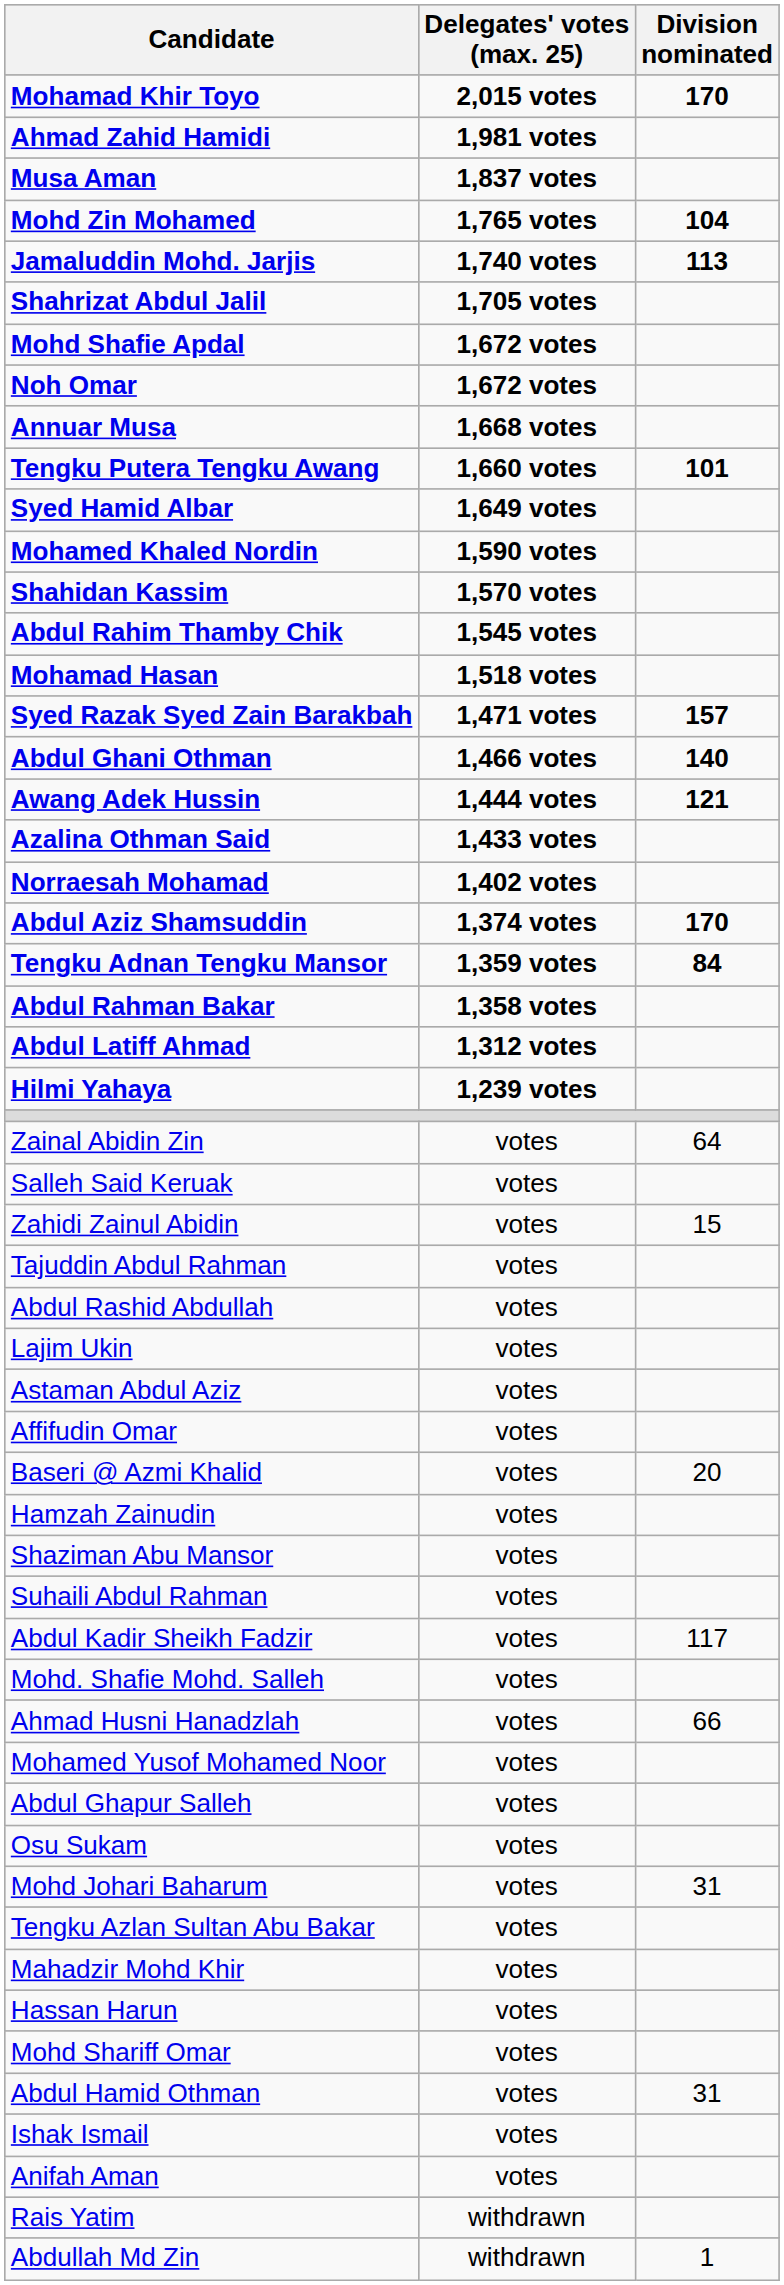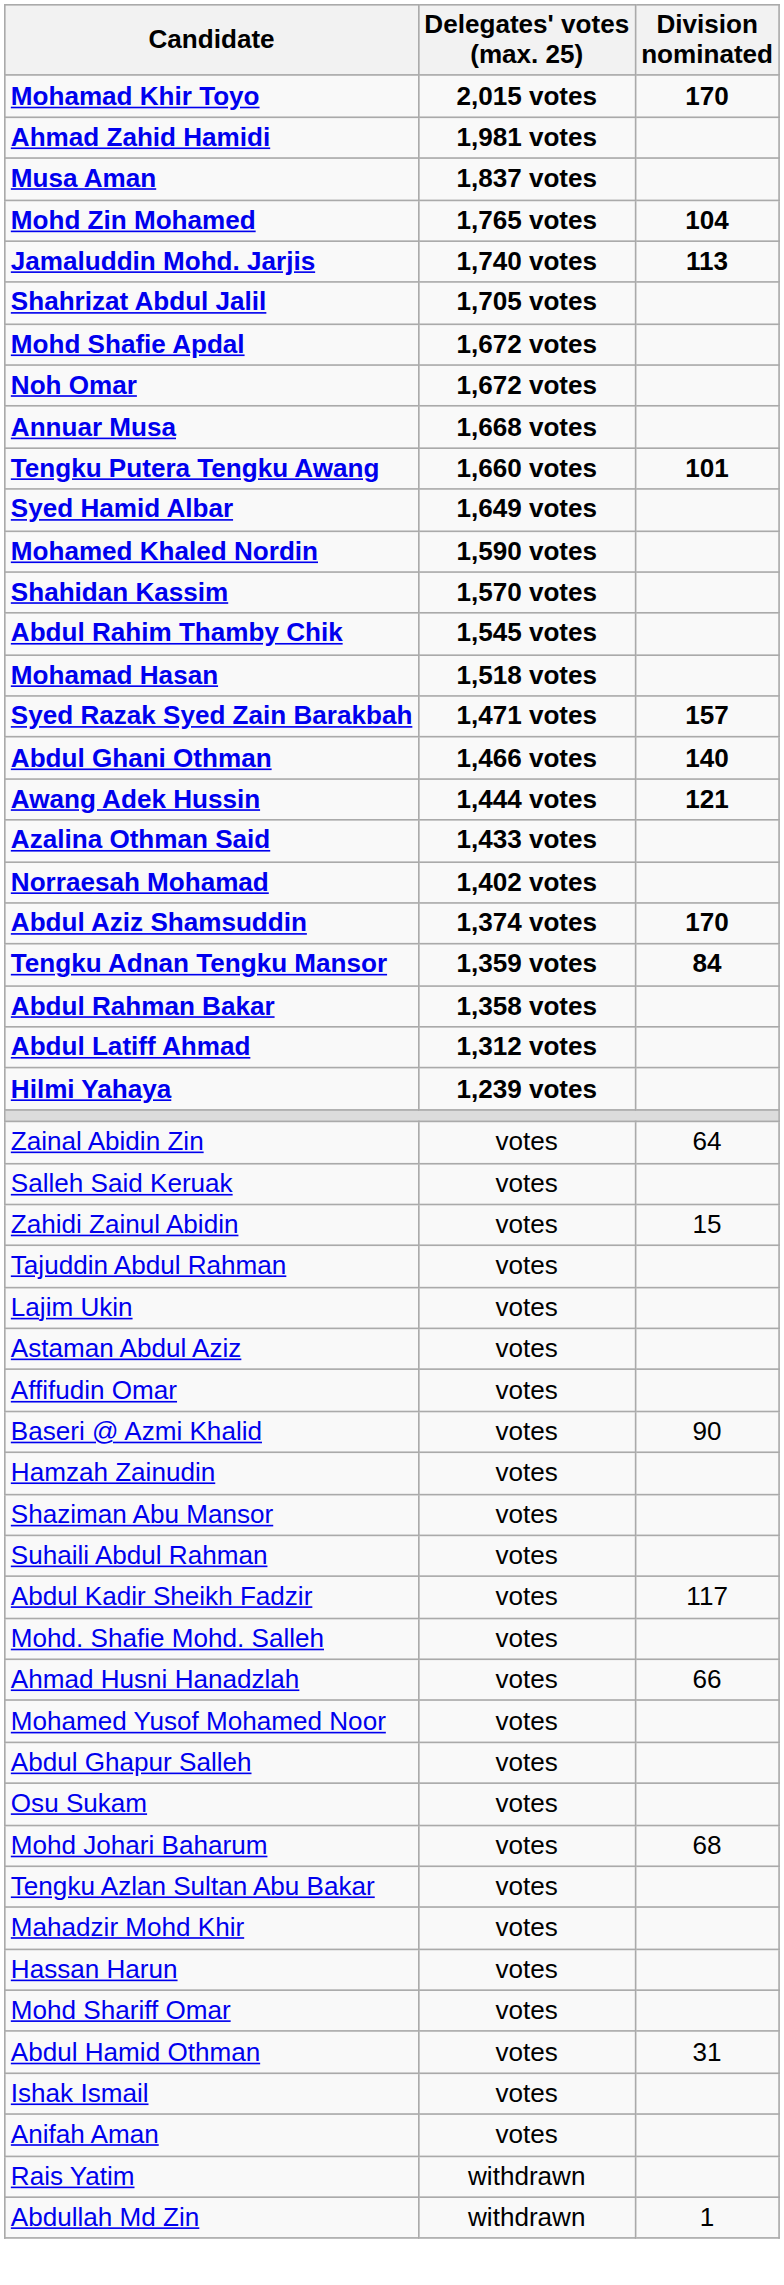- row: (142, 1307)
(707, 1472) 20 -> (707, 1431) 90
(707, 1886) 31 -> (707, 1845) 68
